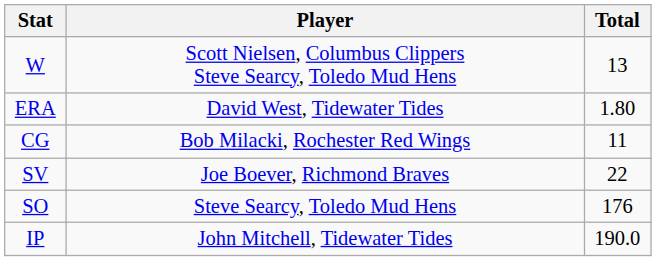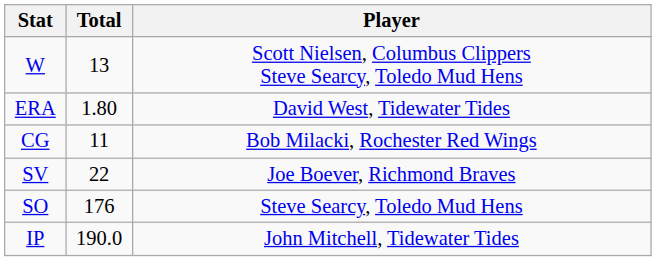columns swapped: (325, 20) <-> (617, 20)
